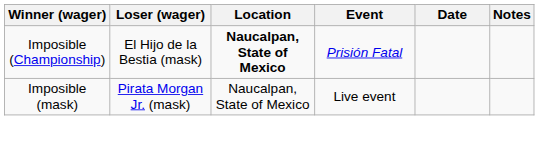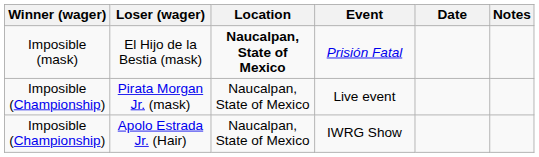(57, 52) Imposible (Championship) -> (57, 52) Imposible (mask)
(57, 96) Imposible (mask) -> (57, 96) Imposible (Championship)
+ row: (160, 133)
